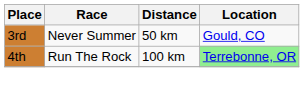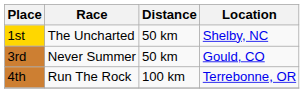+ row: (16, 35)
(249, 56) lightgreen background -> (249, 77) no background
